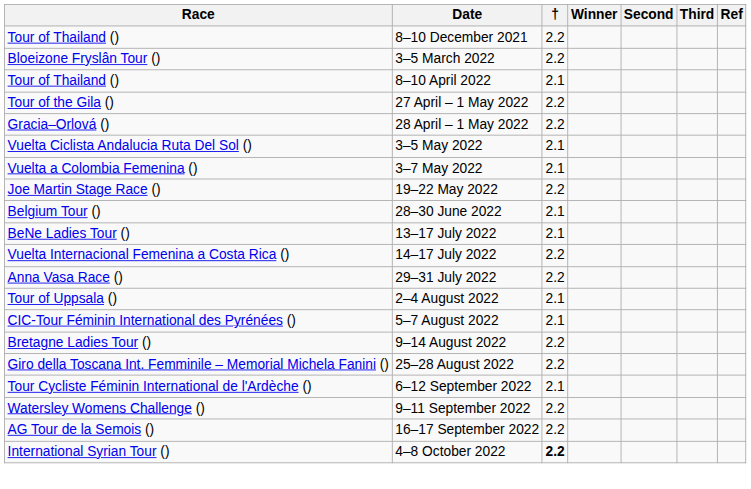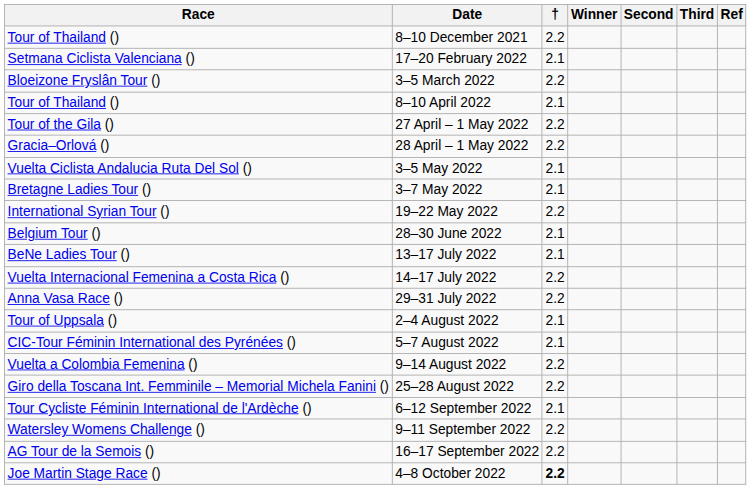+ row: (461, 59)
(103, 168) Vuelta a Colombia Femenina () -> (79, 189) Bretagne Ladies Tour ()
(84, 189) Joe Martin Stage Race () -> (89, 211) International Syrian Tour ()
(79, 342) Bretagne Ladies Tour () -> (103, 364) Vuelta a Colombia Femenina ()
(89, 451) International Syrian Tour () -> (84, 473) Joe Martin Stage Race ()
